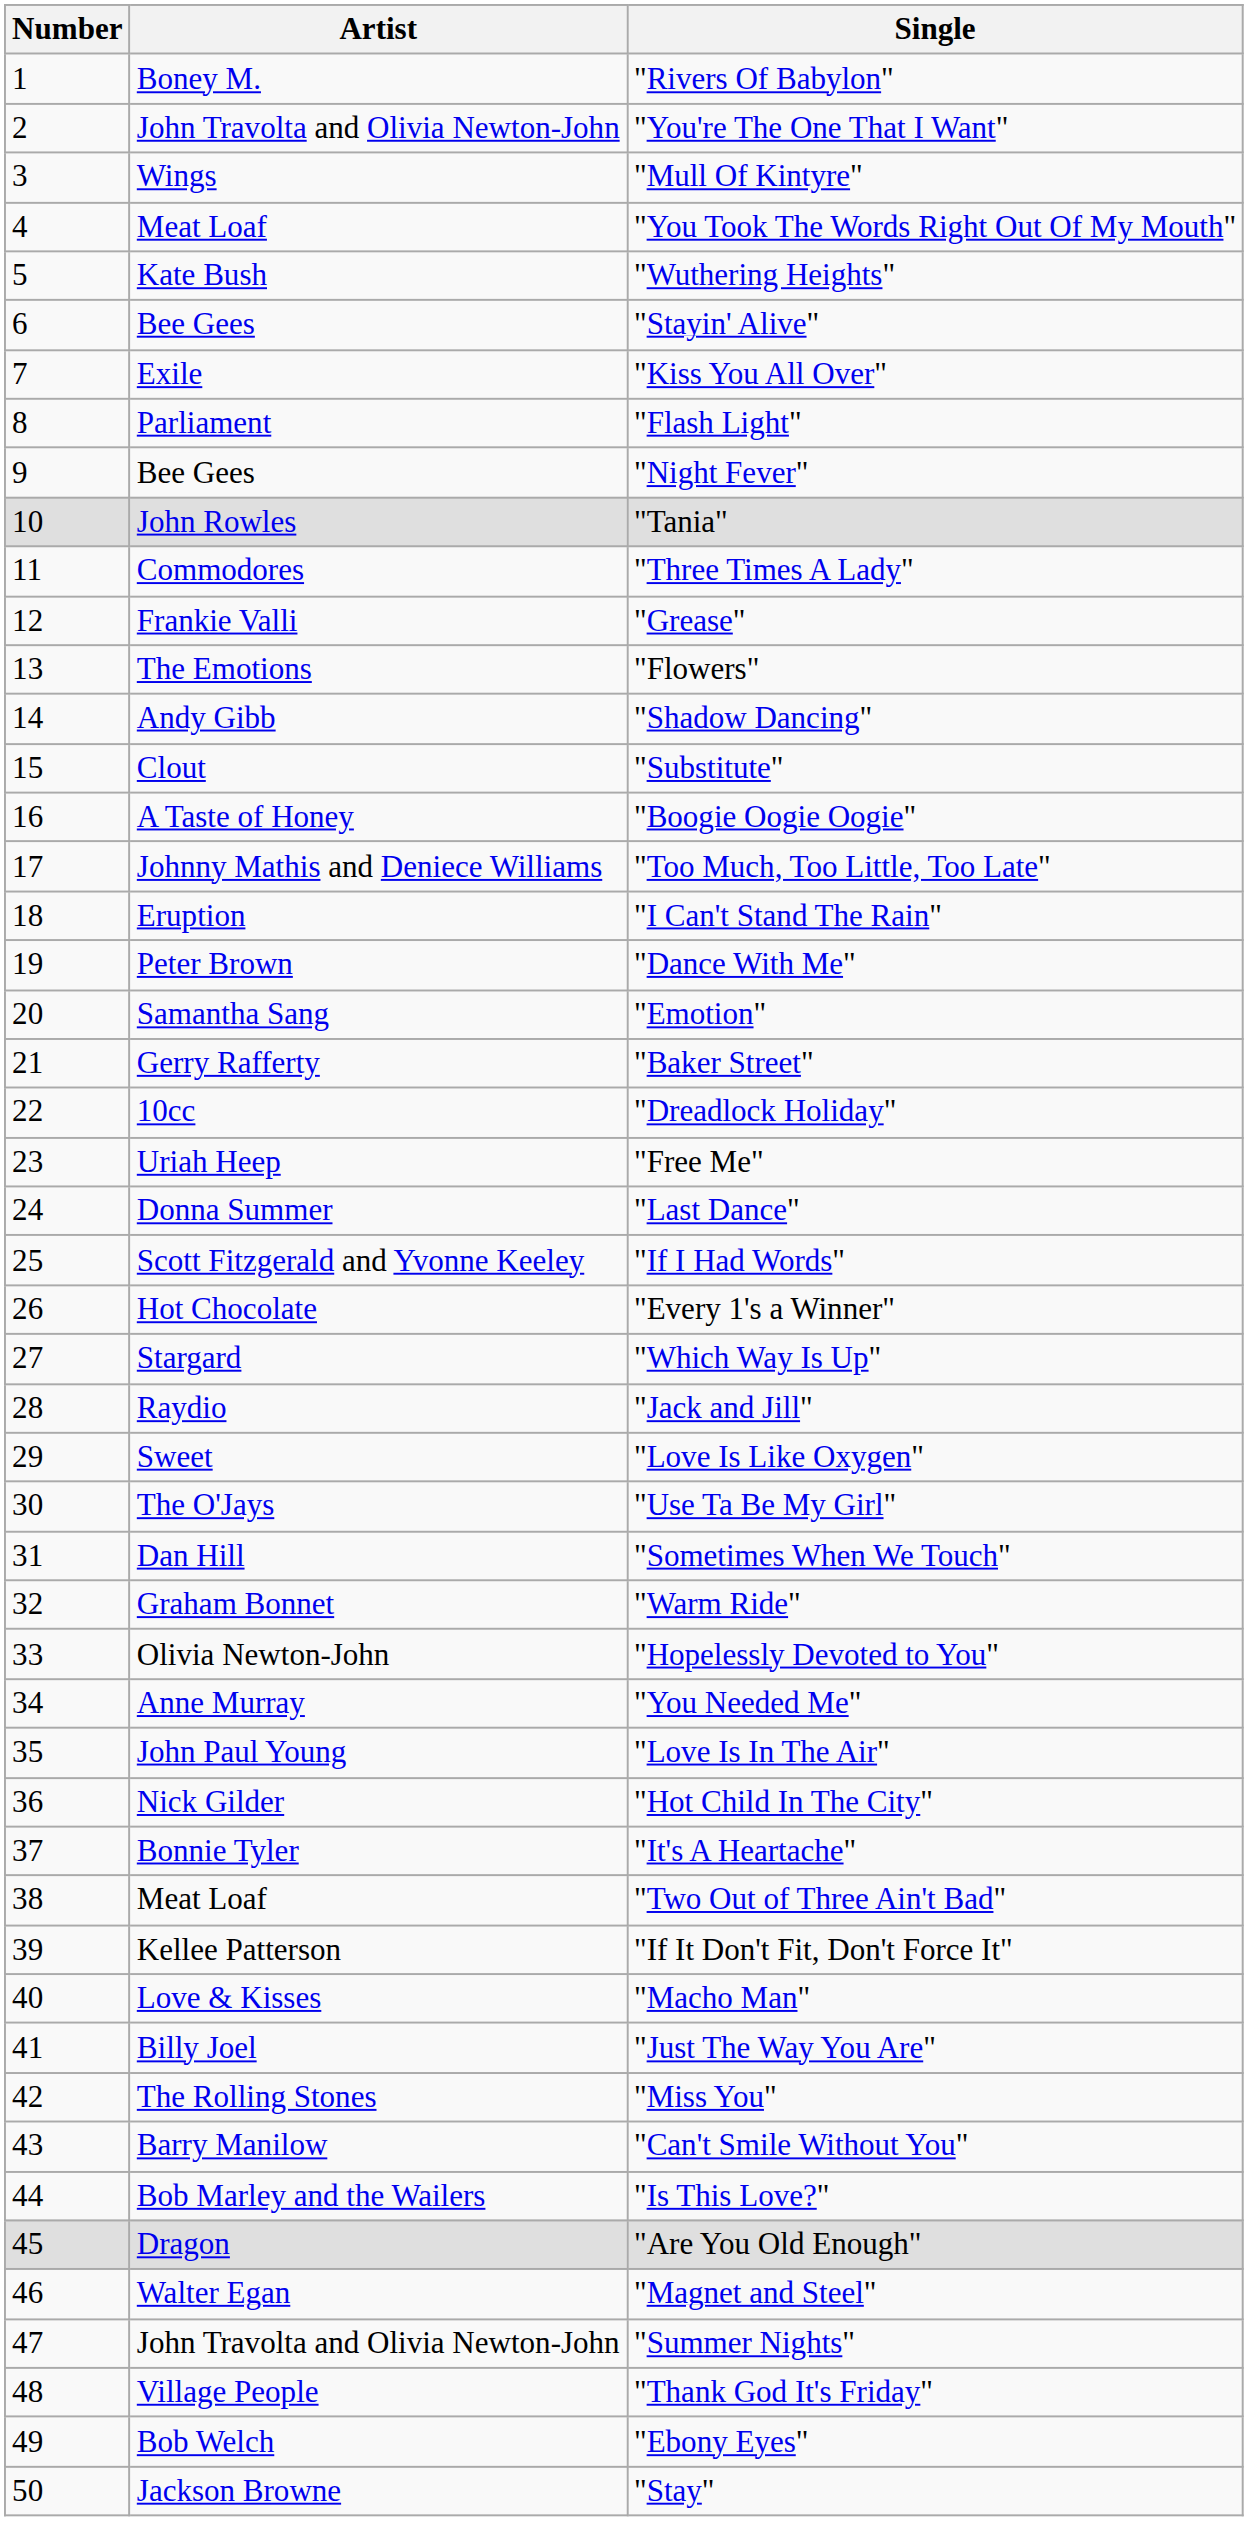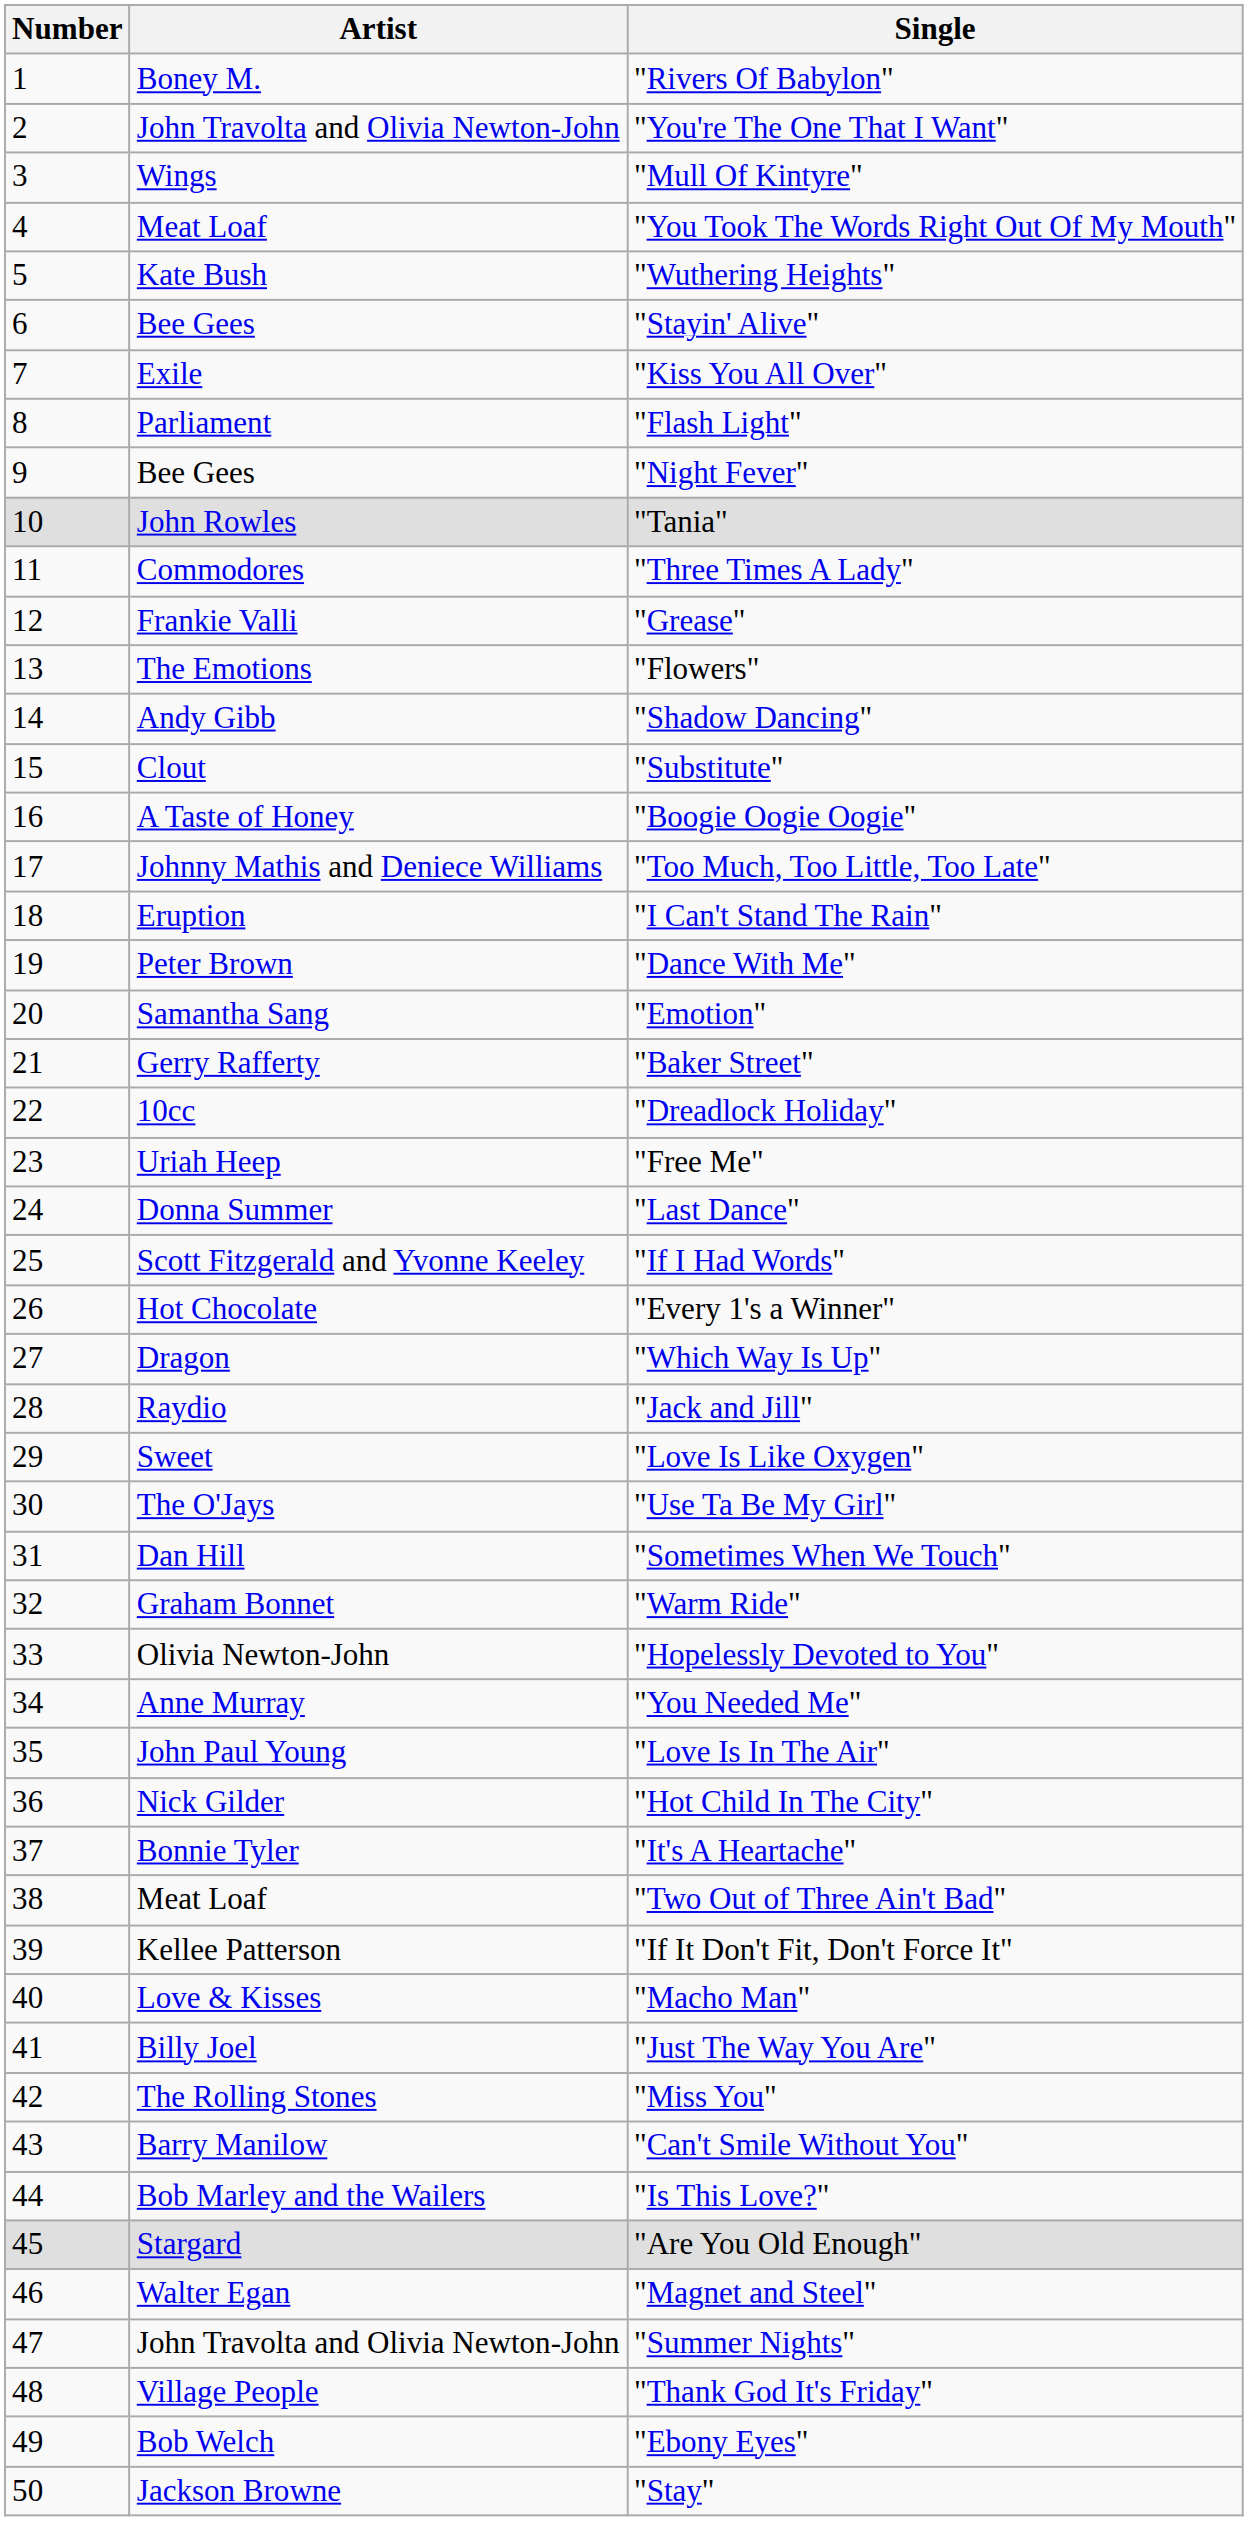(189, 1358) Stargard -> (183, 1358) Dragon
(183, 2244) Dragon -> (189, 2244) Stargard
